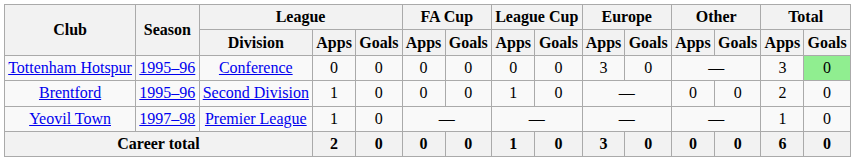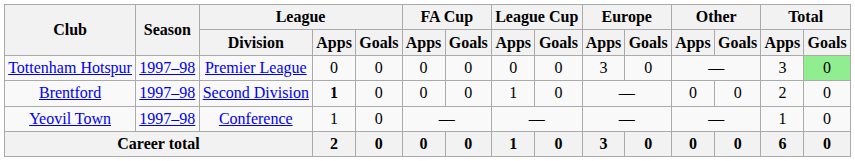(167, 67) 1995–96 -> (167, 67) 1997–98
(256, 67) Conference -> (256, 67) Premier League
(167, 93) 1995–96 -> (167, 93) 1997–98
(334, 93) normal -> (334, 93) bold
(256, 118) Premier League -> (256, 118) Conference
